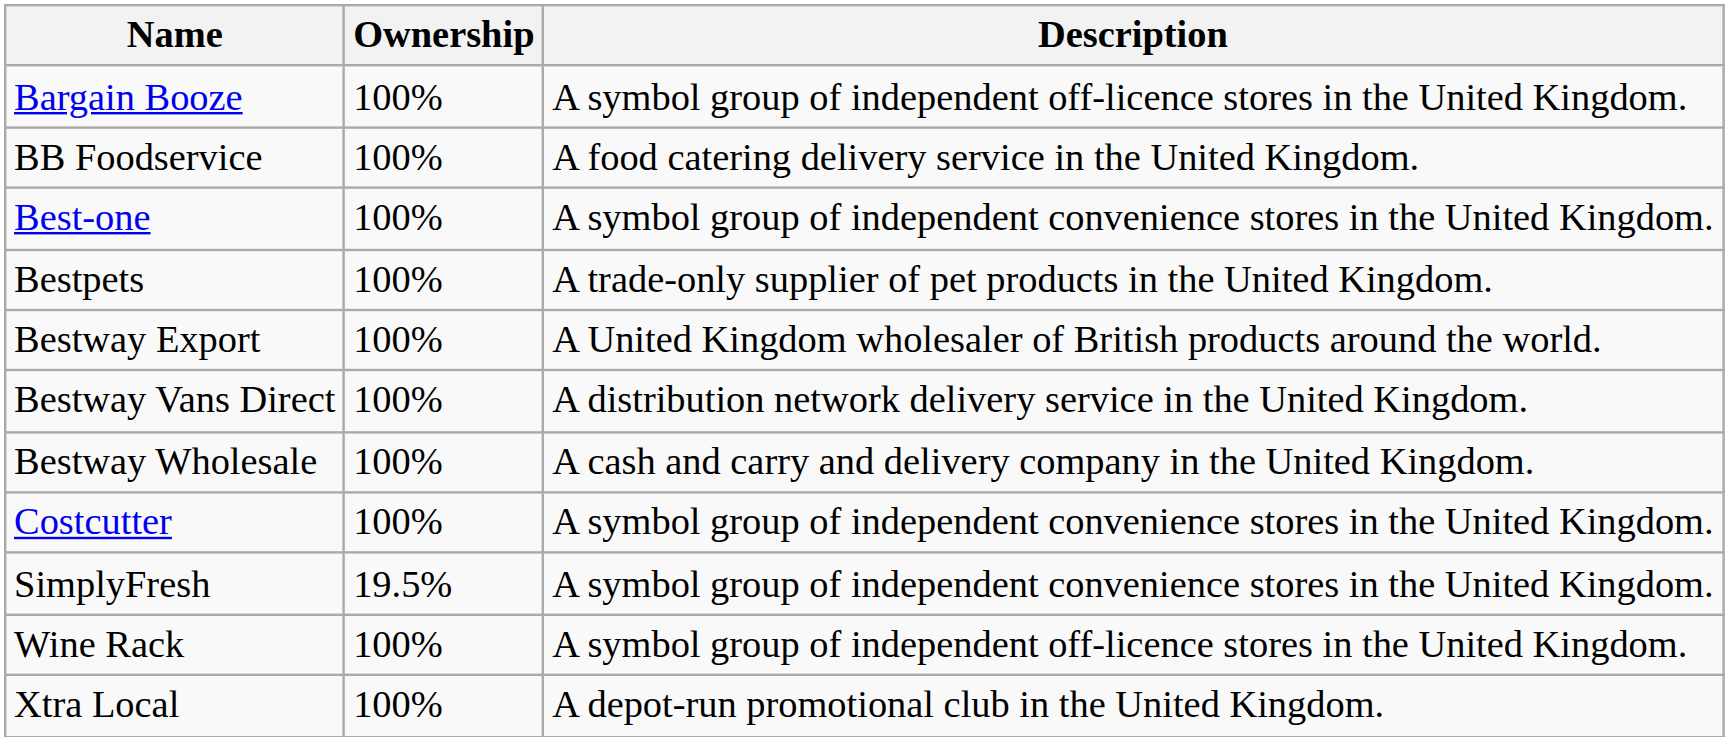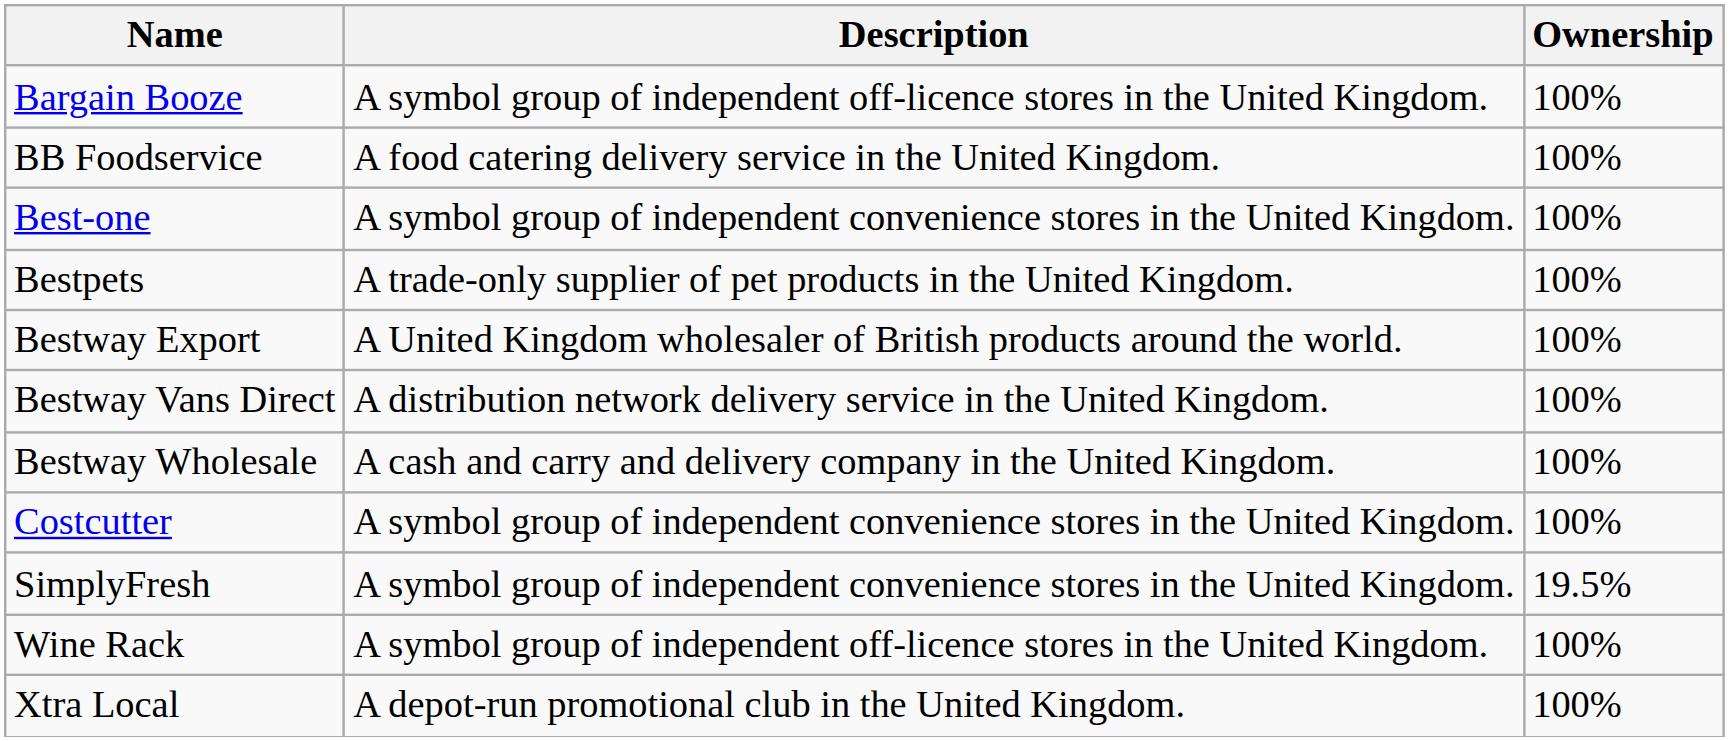columns swapped: (1133, 34) <-> (444, 34)
